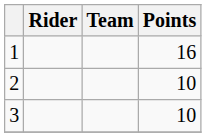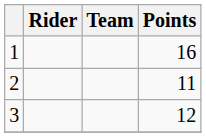(186, 83) 10 -> (187, 83) 11
(186, 115) 10 -> (186, 115) 12
